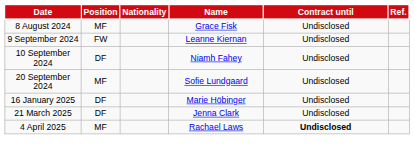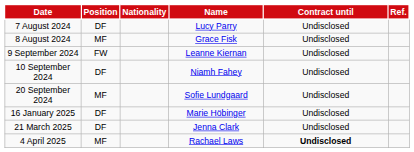+ row: (43, 26)
